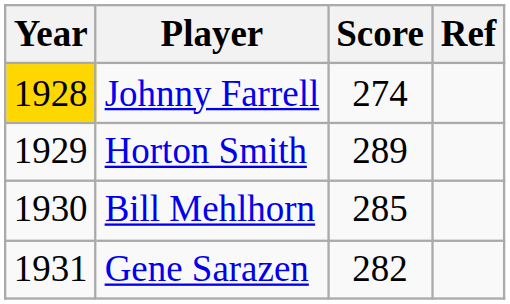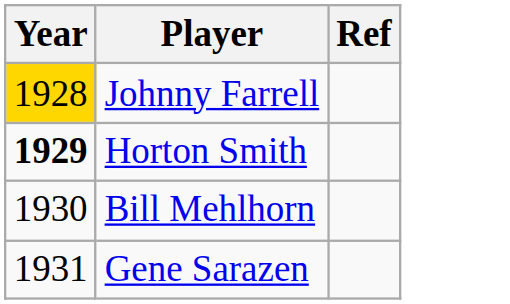- column: (380, 33)
(51, 151) normal -> (51, 151) bold
